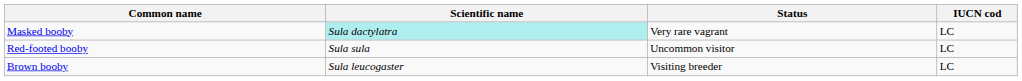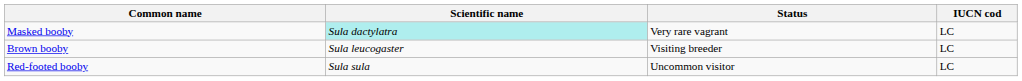rows swapped: (38, 66) <-> (48, 48)
